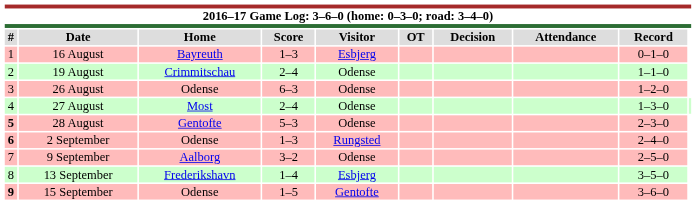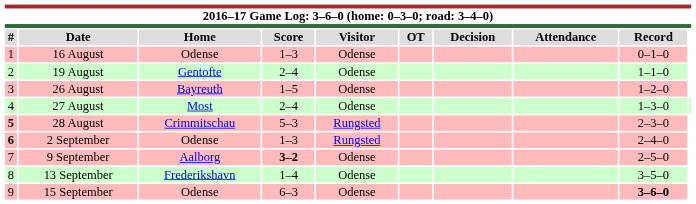(200, 54) Bayreuth -> (200, 54) Odense
(357, 54) Esbjerg -> (357, 54) Odense
(200, 71) Crimmitschau -> (200, 71) Gentofte
(200, 88) Odense -> (200, 88) Bayreuth
(289, 88) 6–3 -> (289, 88) 1–5
(200, 123) Gentofte -> (200, 123) Crimmitschau
(357, 123) Odense -> (357, 123) Rungsted
(289, 157) normal -> (289, 157) bold
(357, 174) Esbjerg -> (357, 174) Odense
(11, 191) bold -> (11, 191) normal
(289, 191) 1–5 -> (289, 191) 6–3
(357, 191) Gentofte -> (357, 191) Odense
(653, 191) normal -> (653, 191) bold
